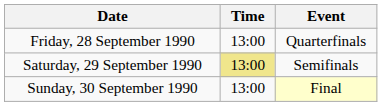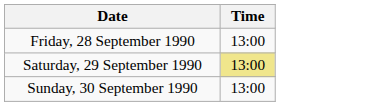- column: (326, 16)
